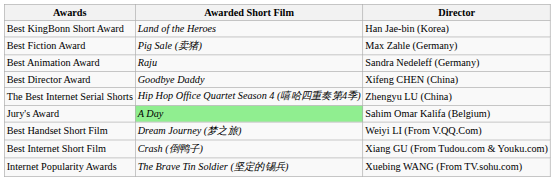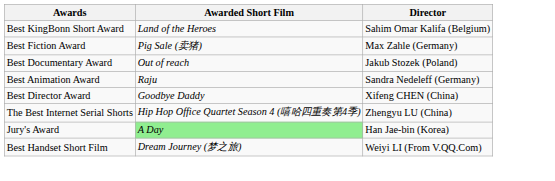(407, 28) Han Jae-bin (Korea) -> (428, 28) Sahim Omar Kalifa (Belgium)
+ row: (59, 63)
(428, 113) Sahim Omar Kalifa (Belgium) -> (407, 130) Han Jae-bin (Korea)
- row: (56, 149)
- row: (62, 167)
